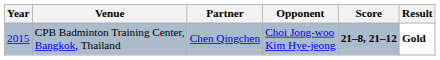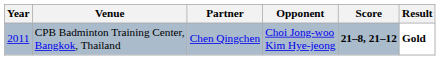(18, 39) 2015 -> (18, 39) 2011
